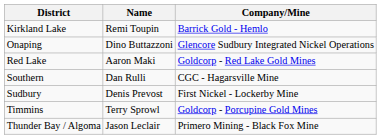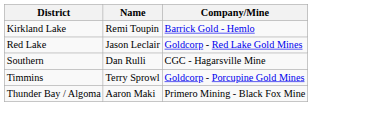- row: (24, 45)
(130, 61) Aaron Maki -> (133, 45) Jason Leclair
- row: (24, 93)
(133, 126) Jason Leclair -> (130, 93) Aaron Maki
